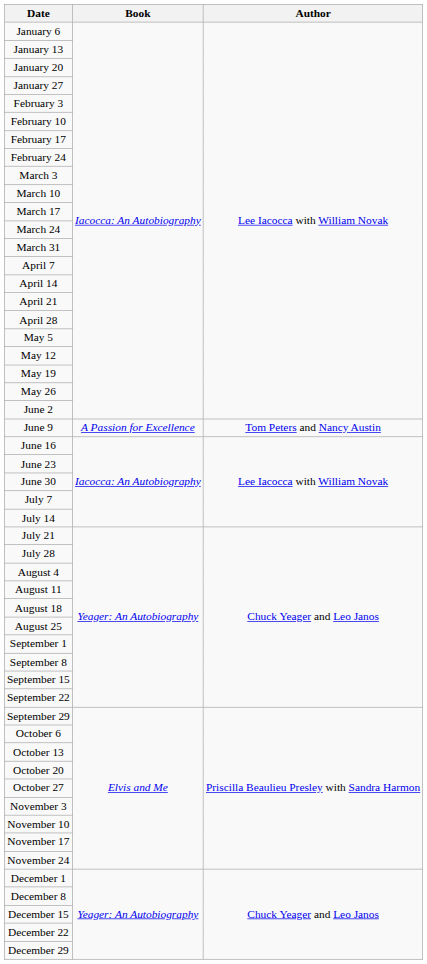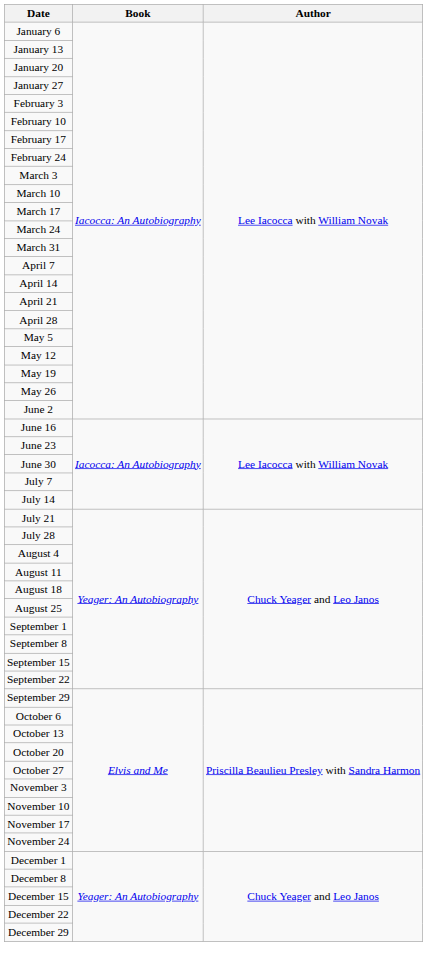- row: (38, 427)
